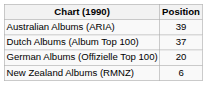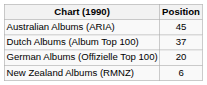(181, 27) 39 -> (181, 27) 45
